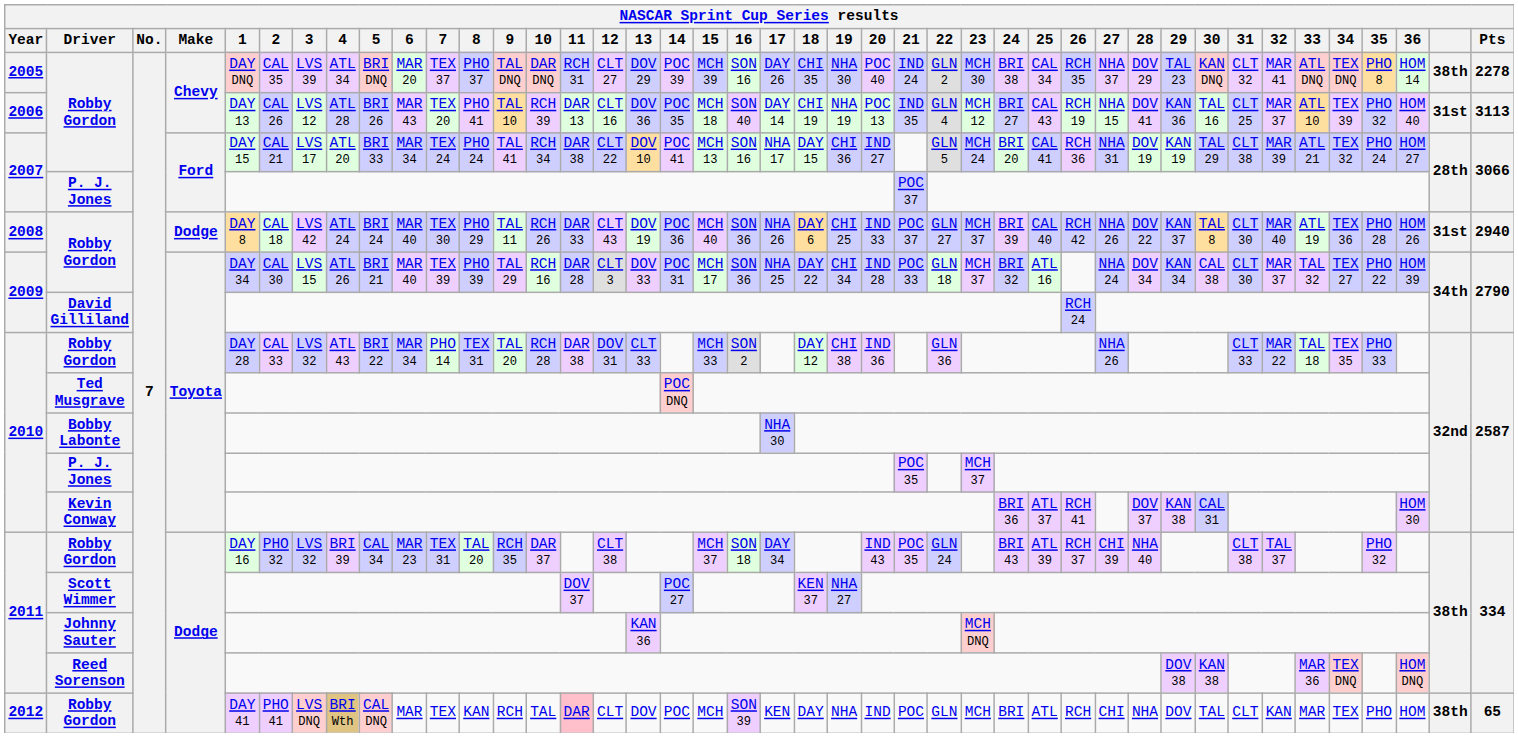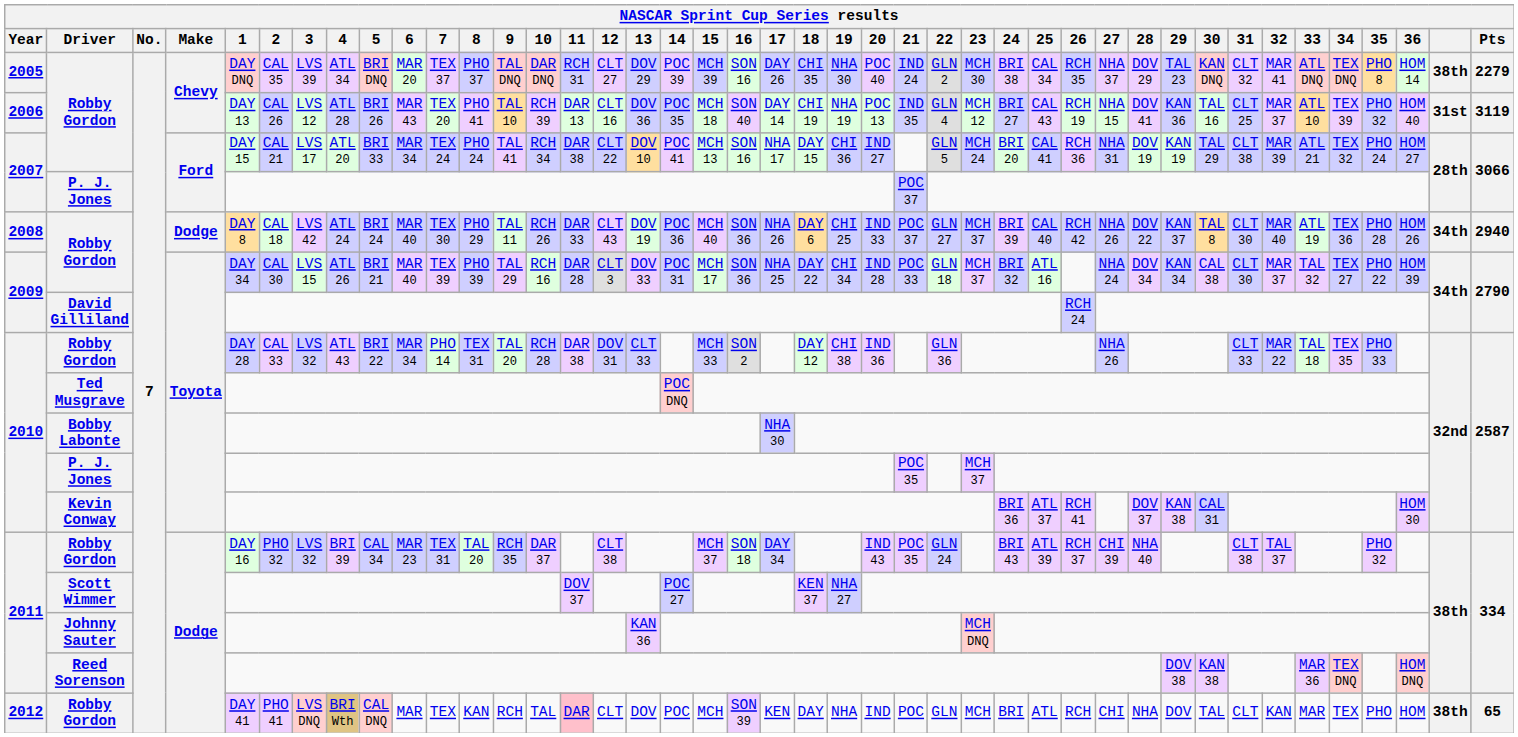(1492, 72) 2278 -> (1492, 72) 2279
(1492, 112) 3113 -> (1492, 112) 3119
(1450, 232) 31st -> (1450, 232) 34th
